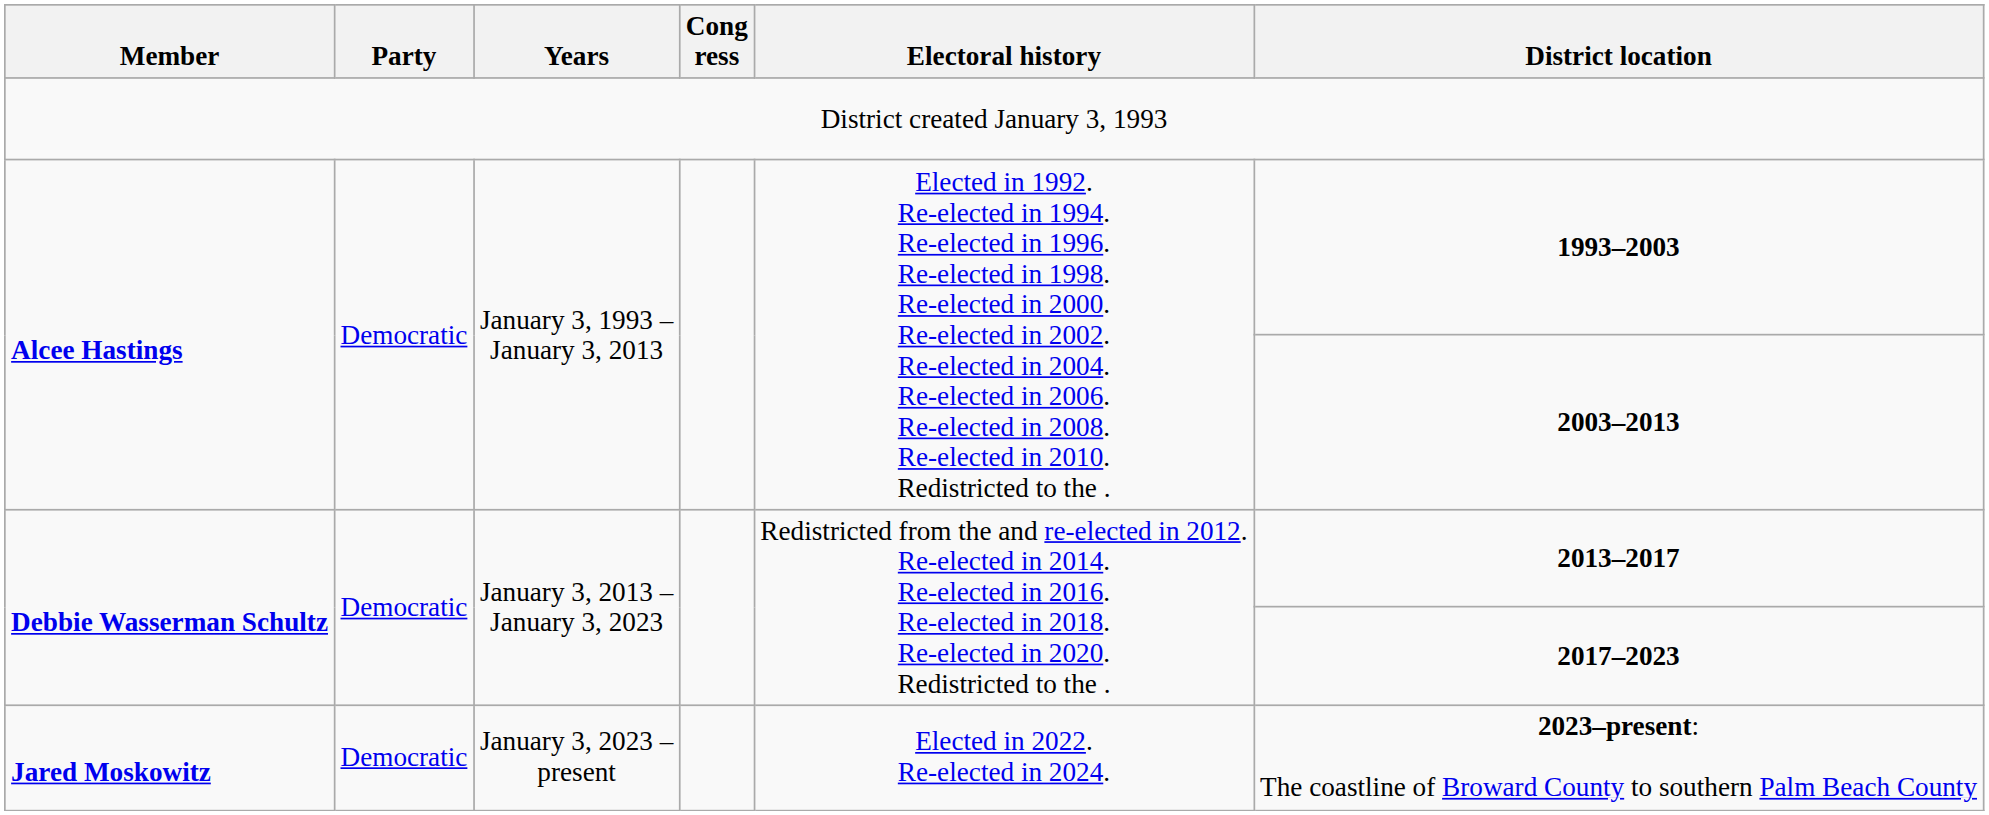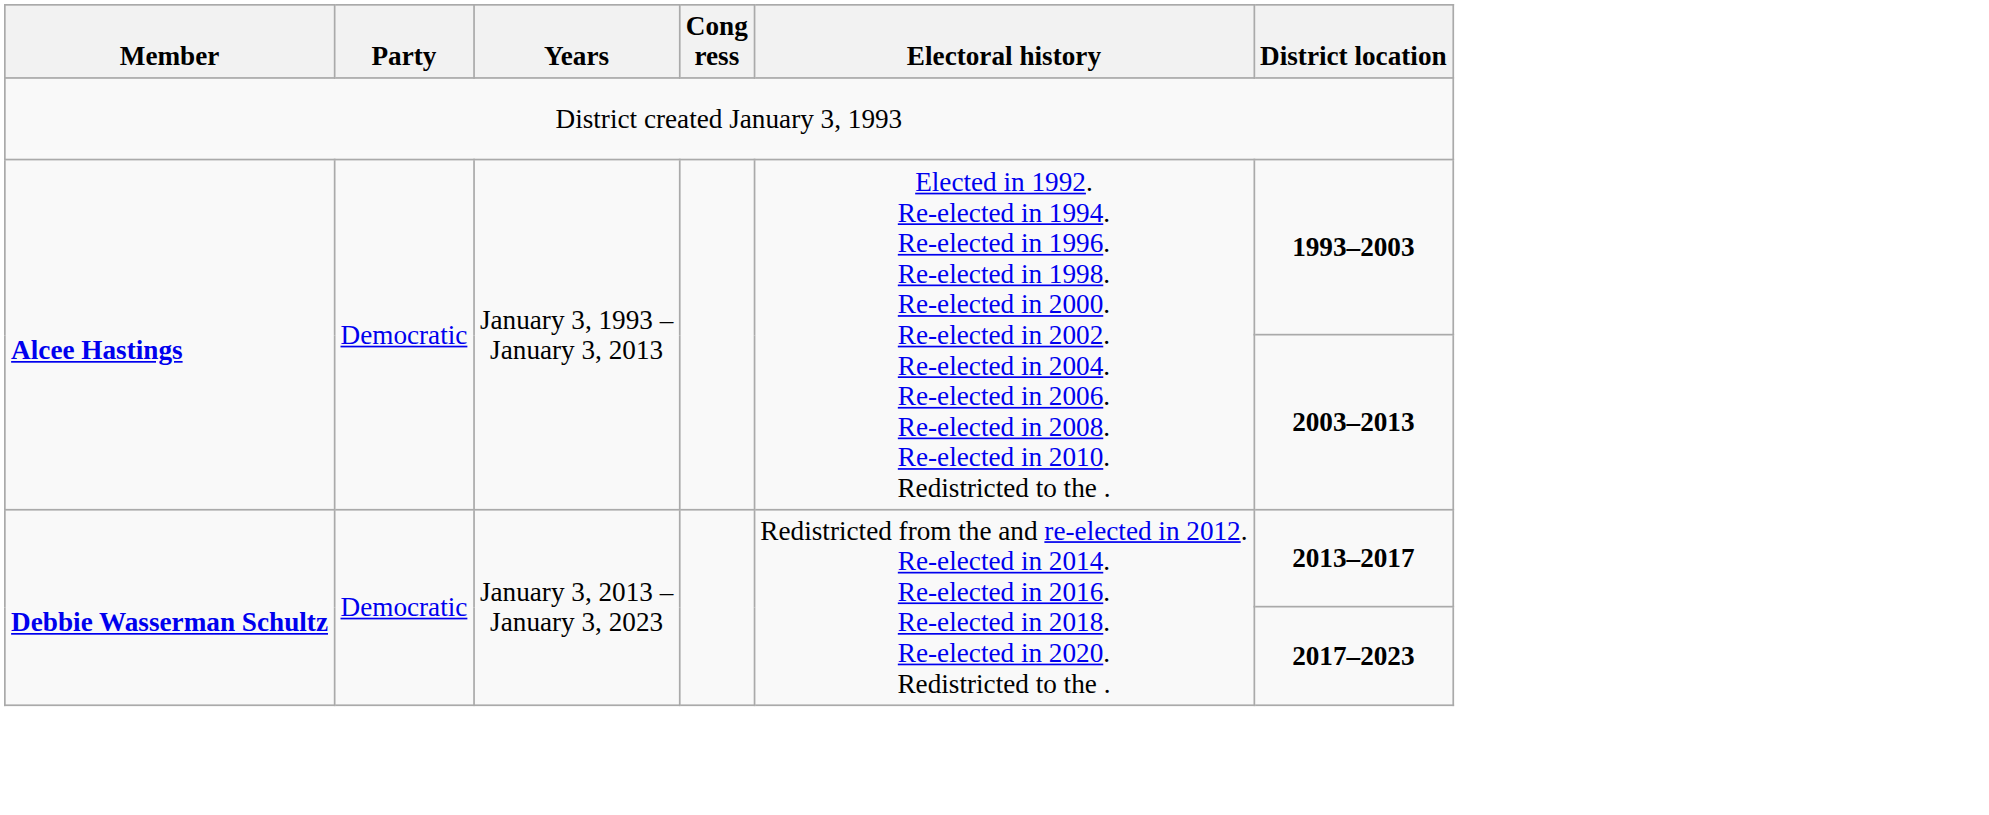- row: (111, 772)
